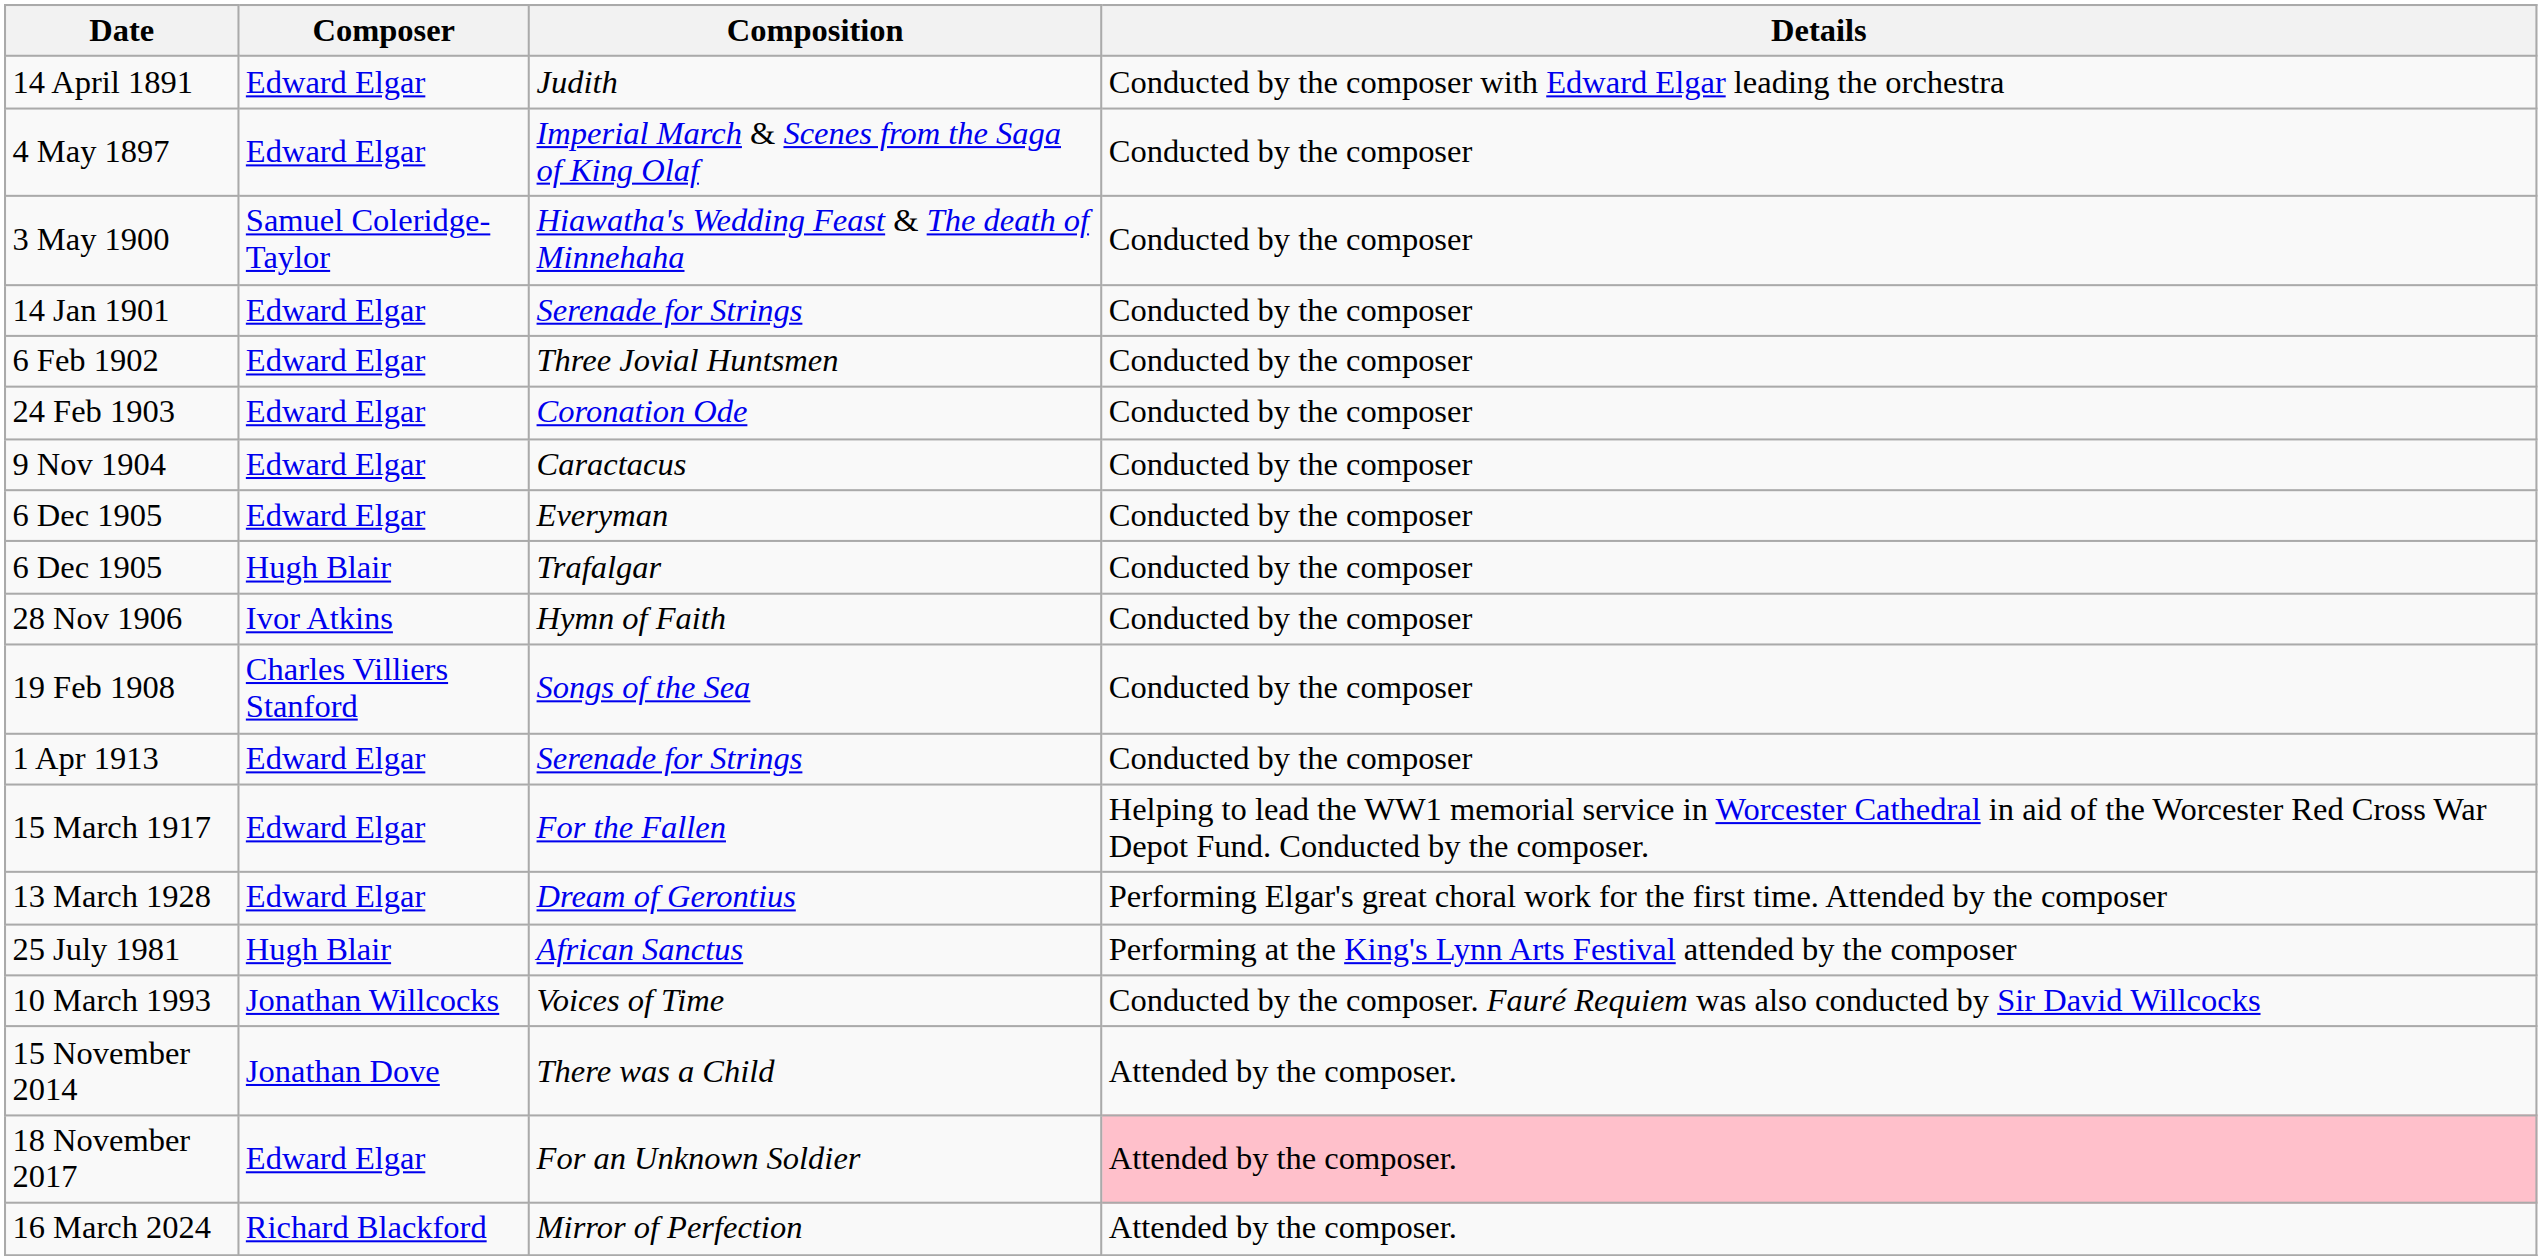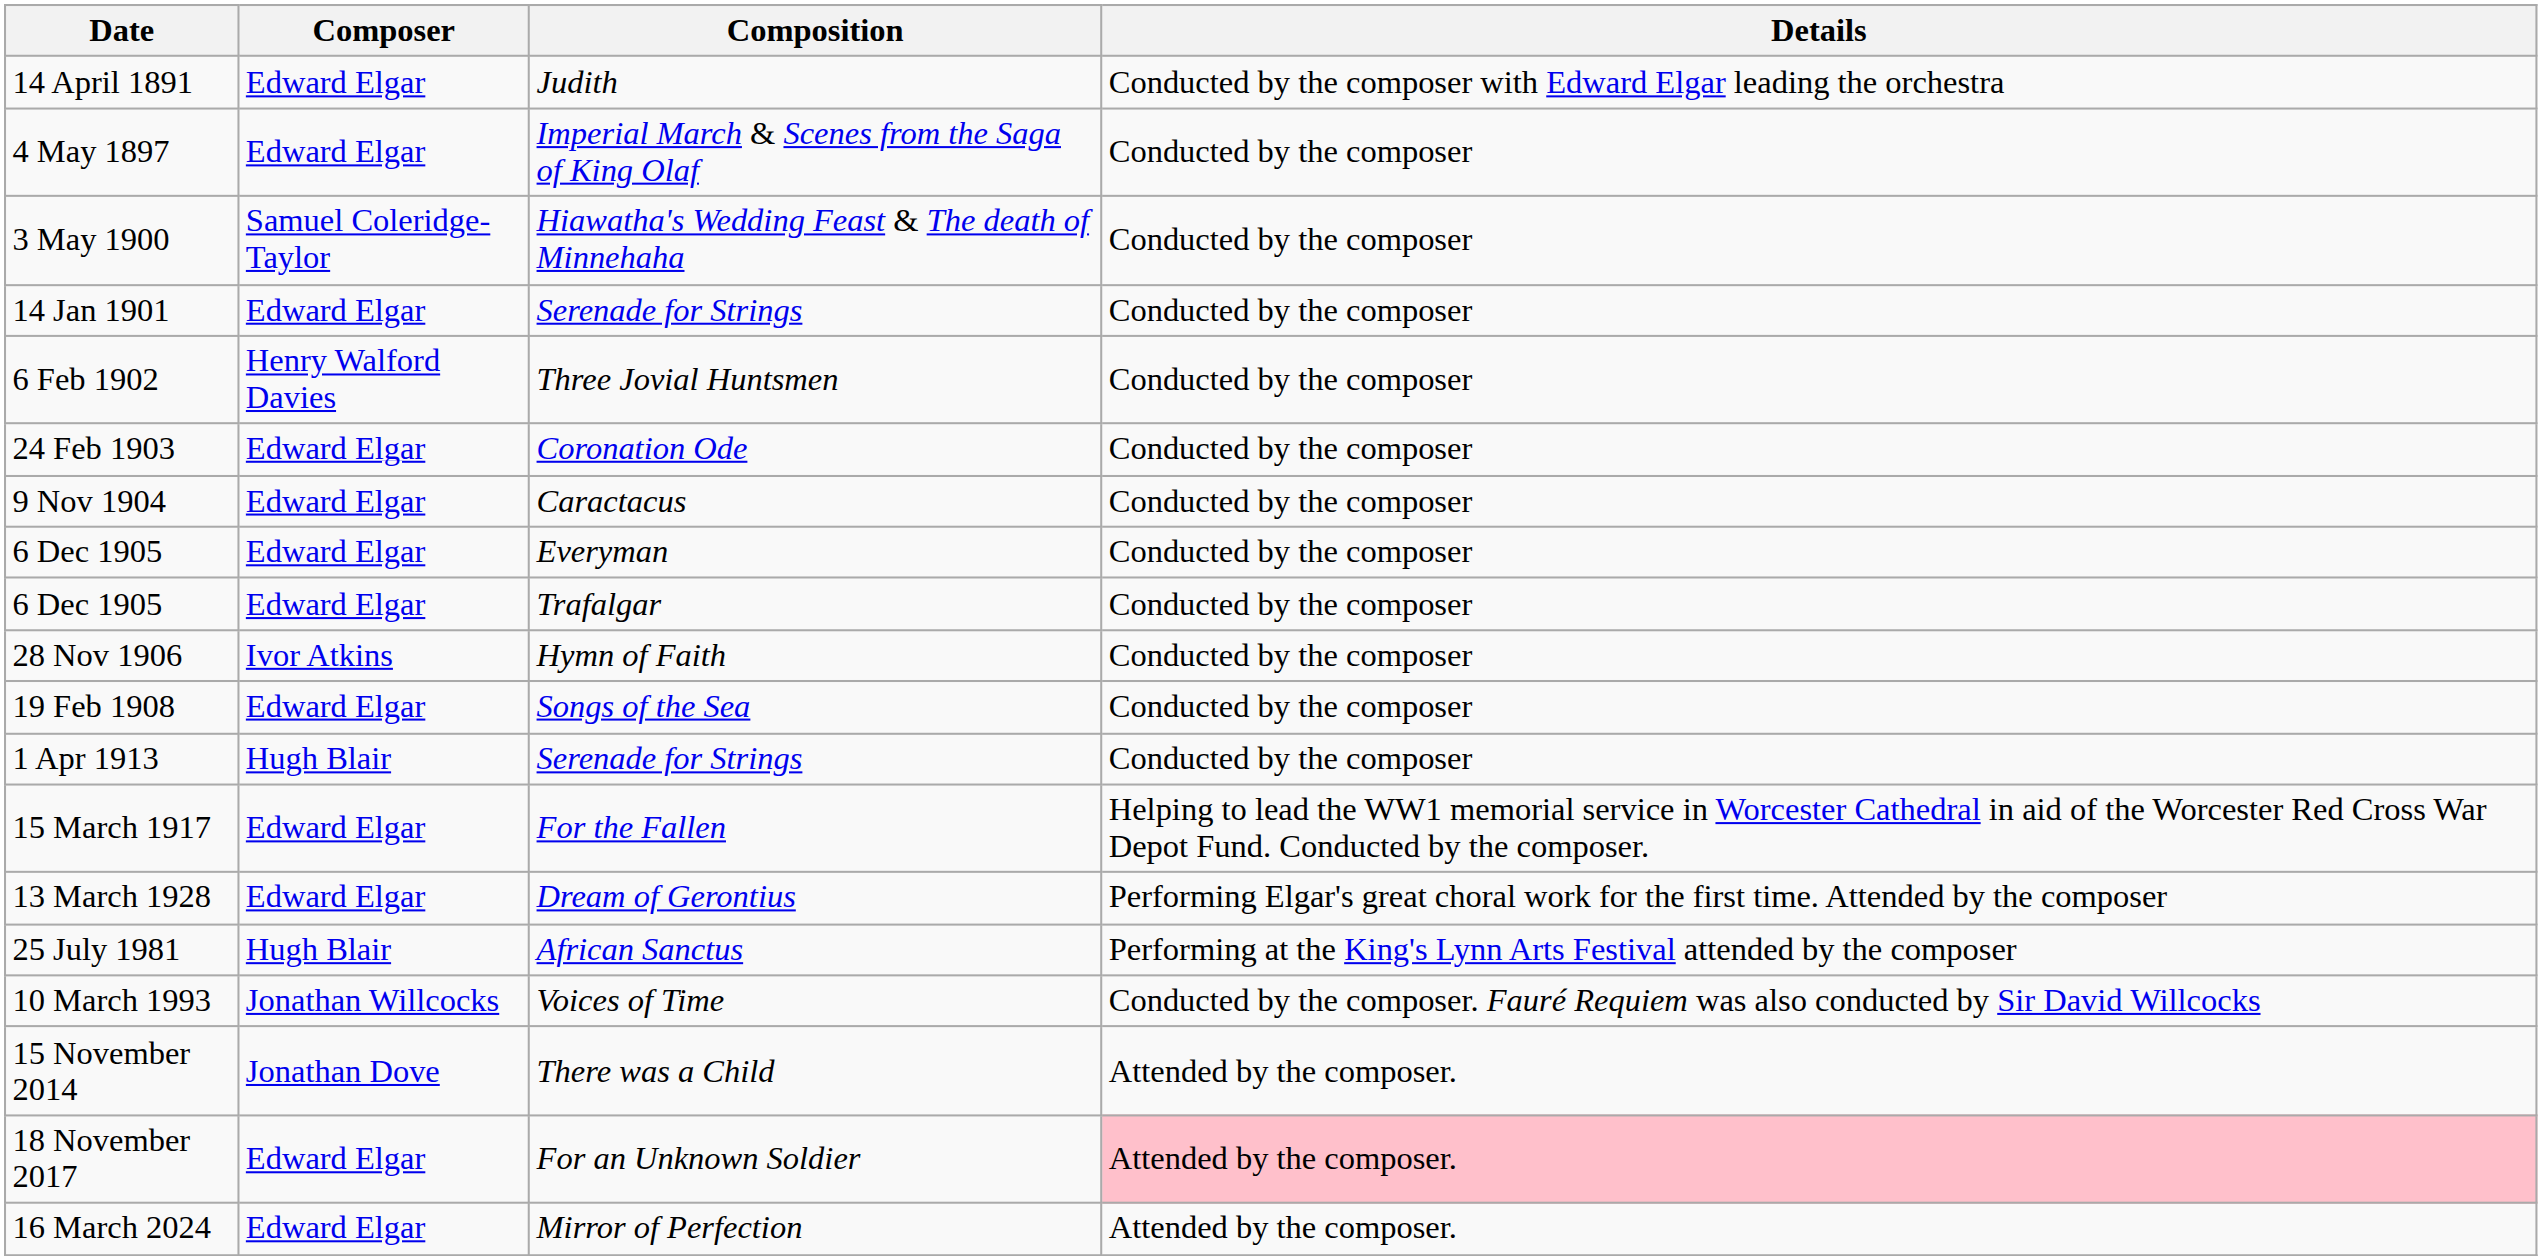(336, 360) Edward Elgar -> (343, 379) Henry Walford Davies
(318, 566) Hugh Blair -> (336, 603) Edward Elgar
(347, 688) Charles Villiers Stanford -> (336, 706) Edward Elgar
(336, 758) Edward Elgar -> (318, 758) Hugh Blair
(366, 1228) Richard Blackford -> (336, 1228) Edward Elgar
